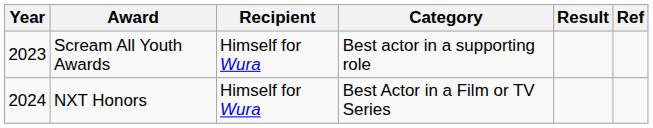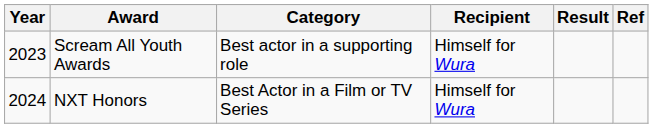columns swapped: (446, 17) <-> (277, 17)
